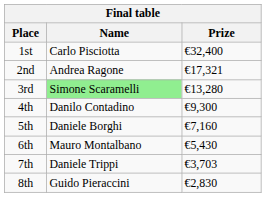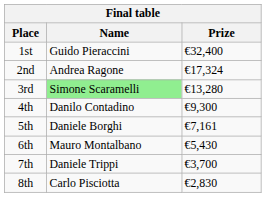(85, 51) Carlo Pisciotta -> (90, 51) Guido Pieraccini
(204, 70) €17,321 -> (204, 70) €17,324
(201, 126) €7,160 -> (201, 126) €7,161
(201, 164) €3,703 -> (201, 164) €3,700
(90, 182) Guido Pieraccini -> (85, 182) Carlo Pisciotta
